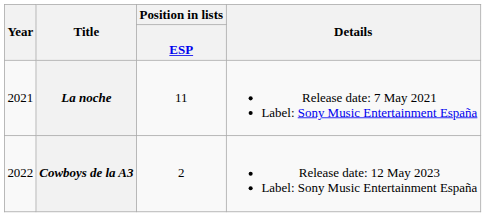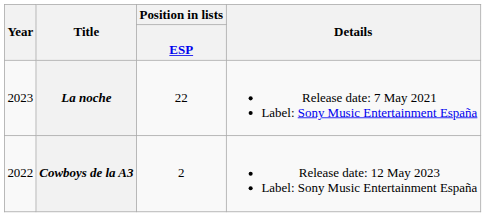(20, 98) 2021 -> (20, 98) 2023
(181, 98) 11 -> (181, 98) 22
